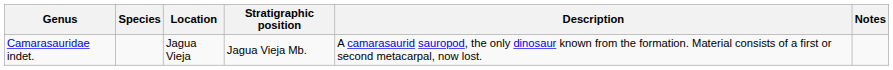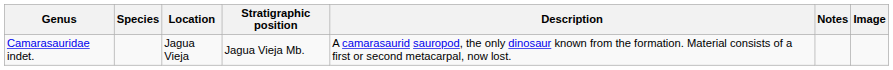+ column: (870, 19)
